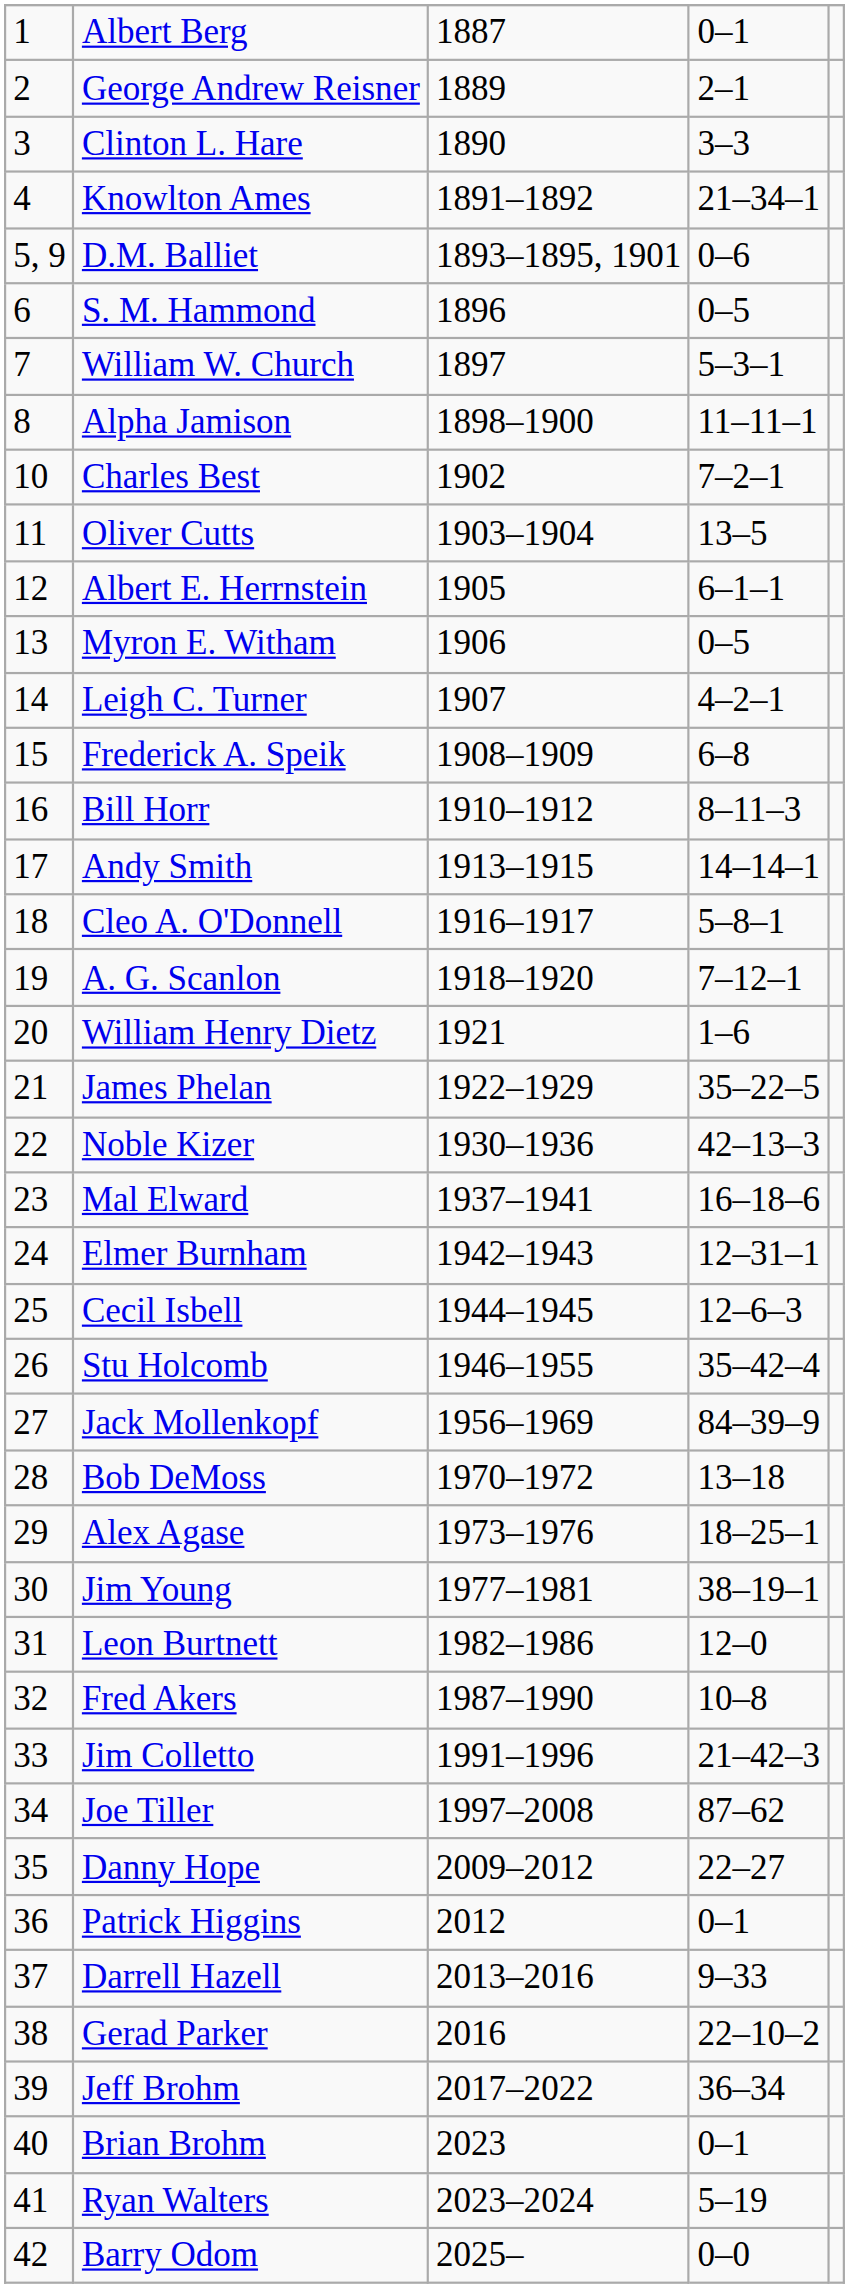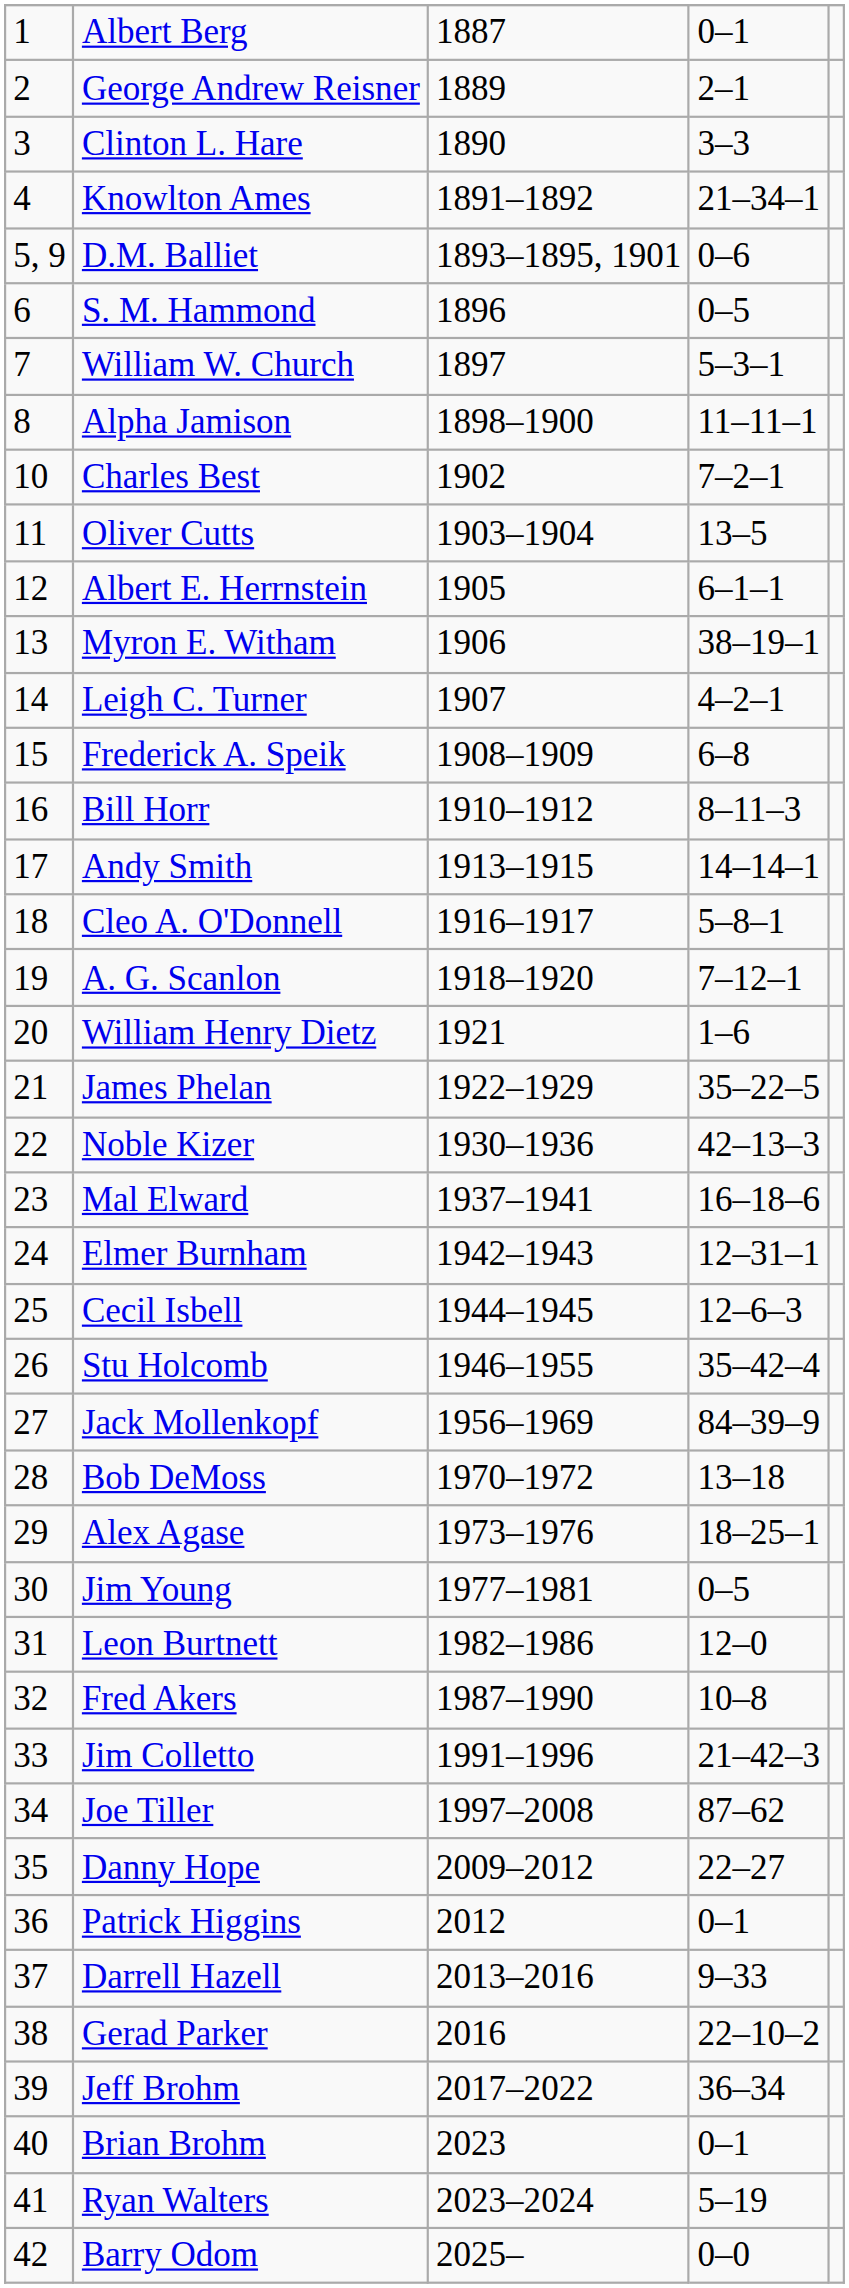(724, 643) 0–5 -> (759, 643) 38–19–1
(759, 1588) 38–19–1 -> (724, 1588) 0–5
